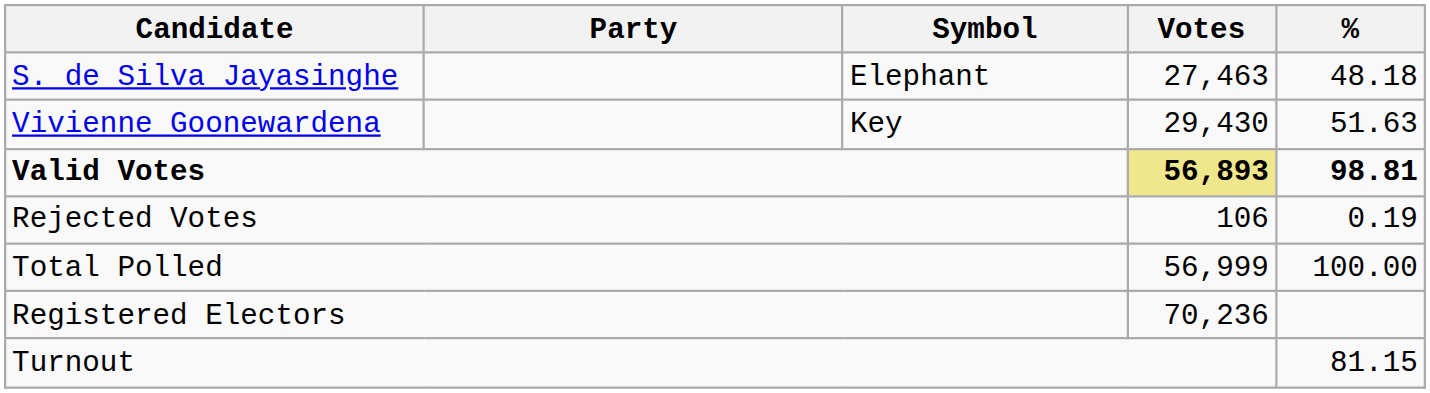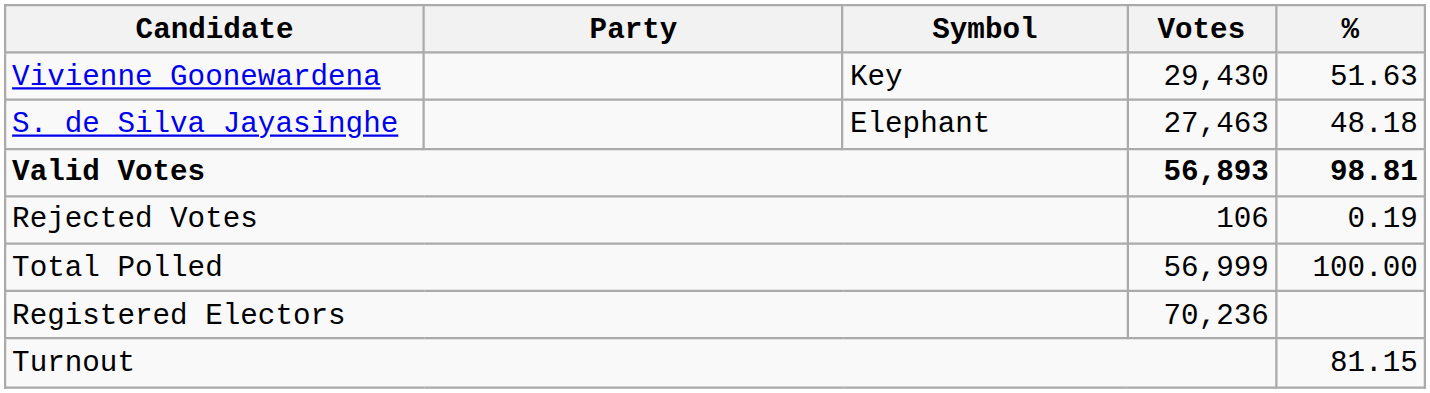rows swapped: (196, 124) <-> (205, 77)
(1216, 172) khaki background -> (1216, 172) no background
